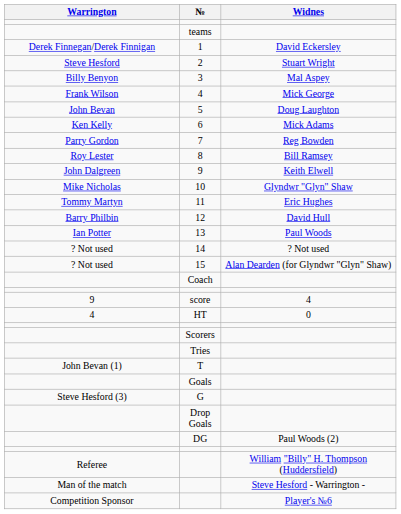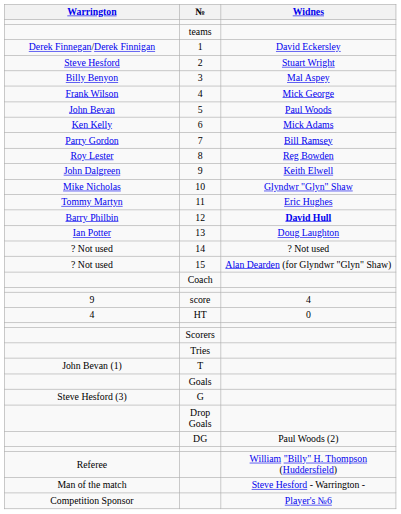(308, 109) Doug Laughton -> (308, 109) Paul Woods
(308, 140) Reg Bowden -> (308, 140) Bill Ramsey
(308, 156) Bill Ramsey -> (308, 156) Reg Bowden
(308, 217) normal -> (308, 217) bold
(308, 233) Paul Woods -> (308, 233) Doug Laughton
